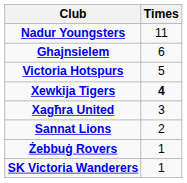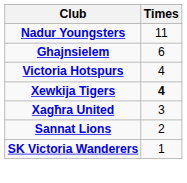(161, 71) 5 -> (161, 71) 4
- row: (73, 149)
